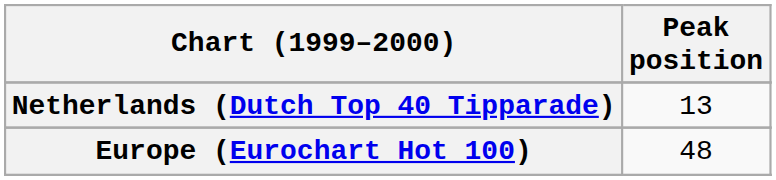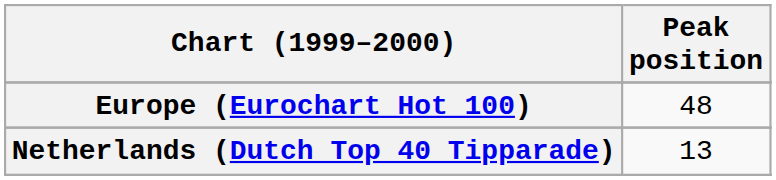rows swapped: (314, 151) <-> (314, 106)
